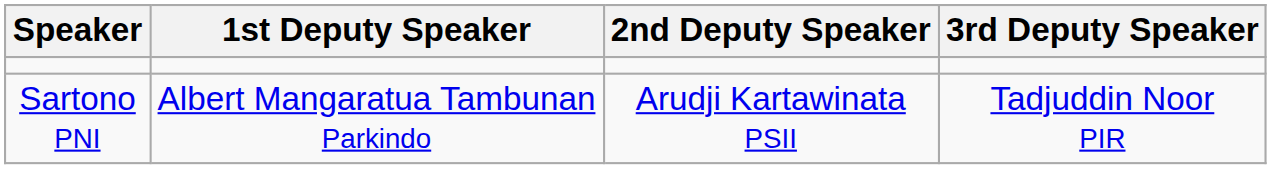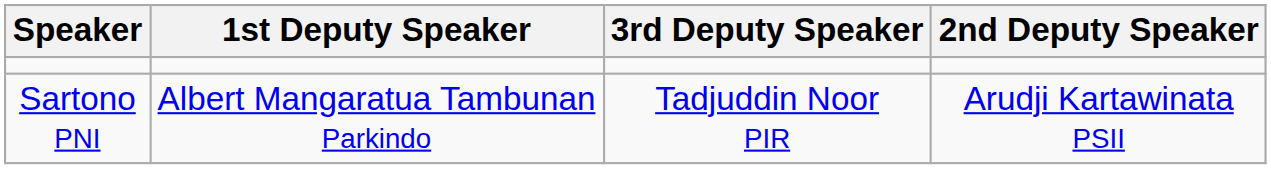columns swapped: (771, 30) <-> (1102, 30)
